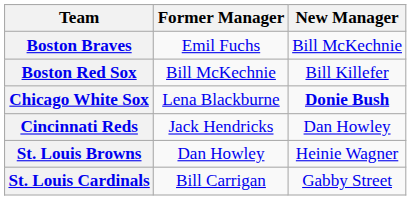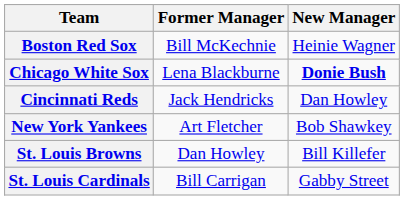- row: (79, 45)
(347, 72) Bill Killefer -> (344, 45) Heinie Wagner
+ row: (79, 126)
(347, 153) Heinie Wagner -> (344, 153) Bill Killefer
